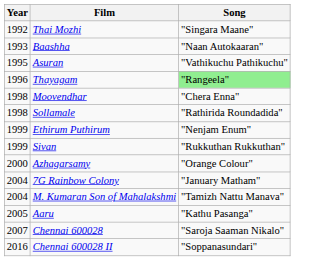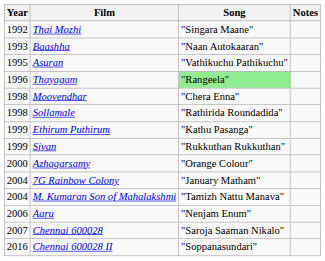+ column: (305, 12)
(216, 130) "Nenjam Enum" -> (217, 130) "Kathu Pasanga"
(17, 213) 2005 -> (17, 213) 2006
(217, 213) "Kathu Pasanga" -> (216, 213) "Nenjam Enum"
